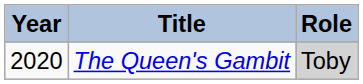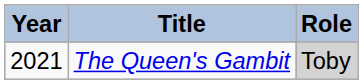(36, 61) 2020 -> (36, 61) 2021
